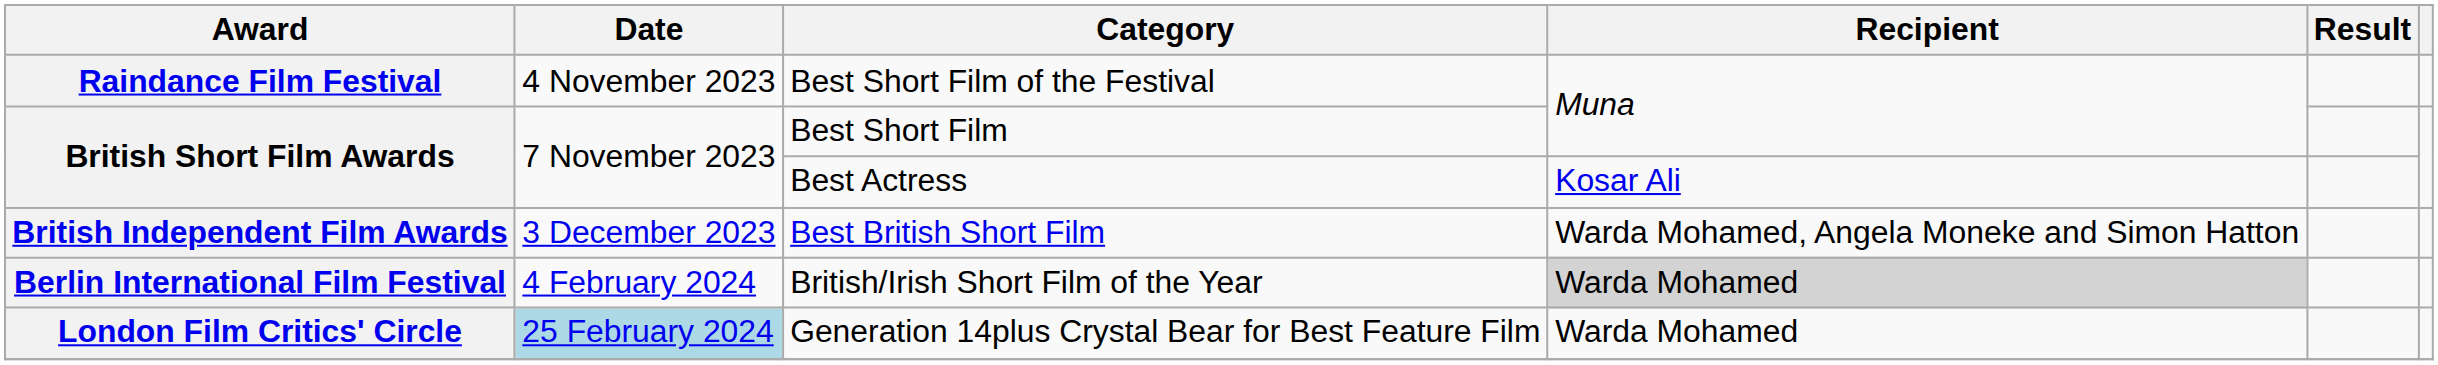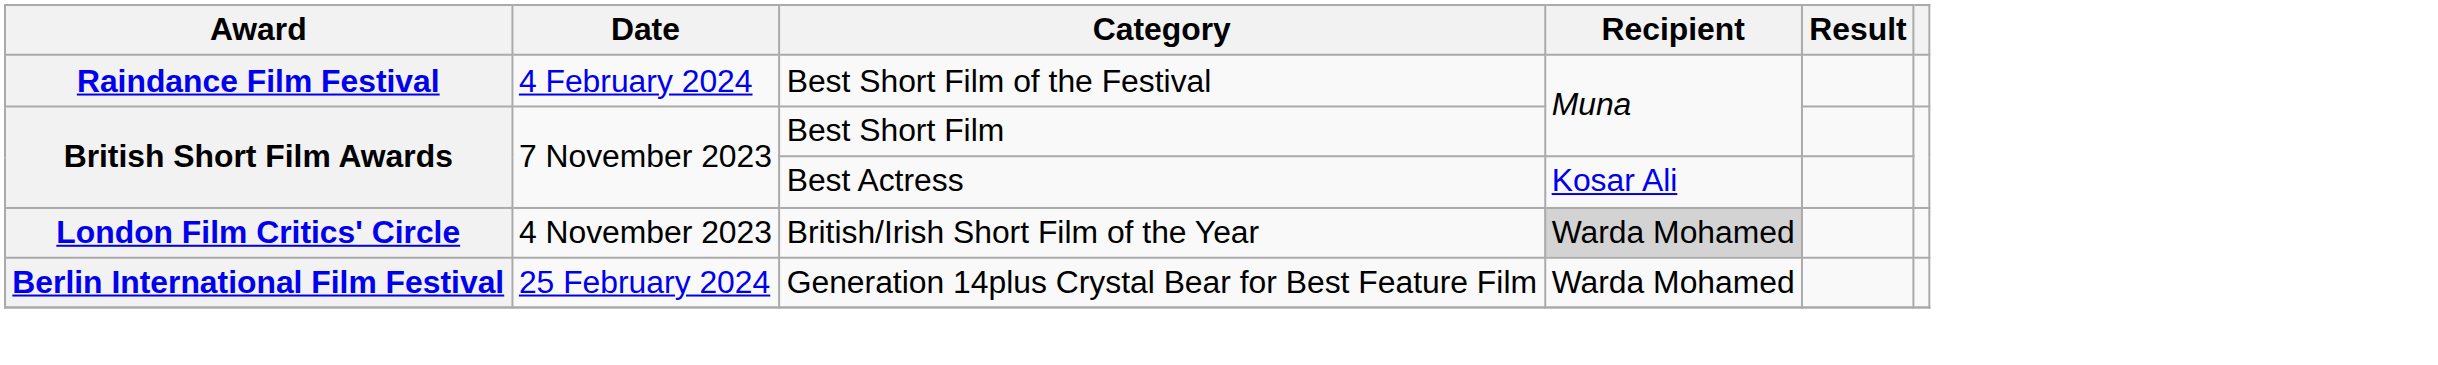(649, 80) 4 November 2023 -> (636, 80) 4 February 2024
- row: (948, 231)
(260, 282) Berlin International Film Festival -> (258, 231) London Film Critics' Circle
(639, 282) 4 February 2024 -> (645, 231) 4 November 2023
(260, 332) London Film Critics' Circle -> (258, 282) Berlin International Film Festival
(648, 332) lightblue background -> (645, 282) no background
